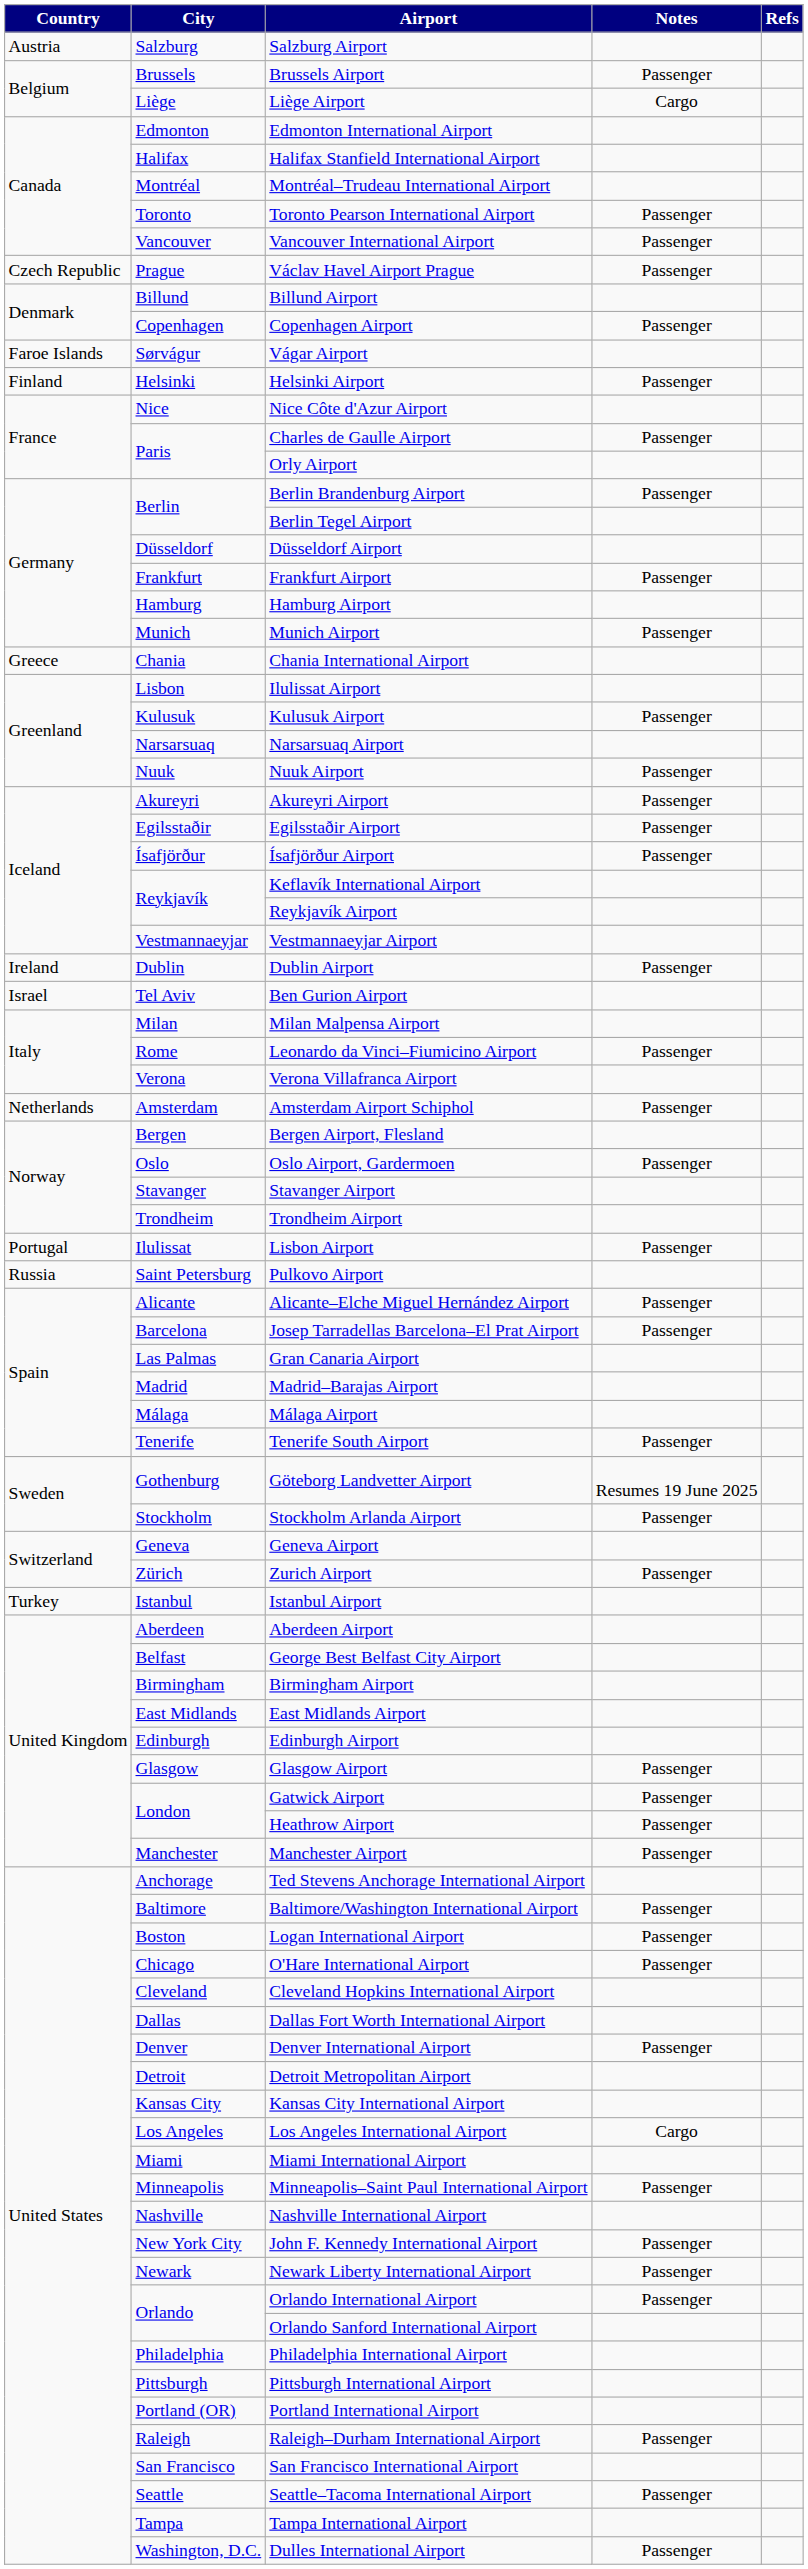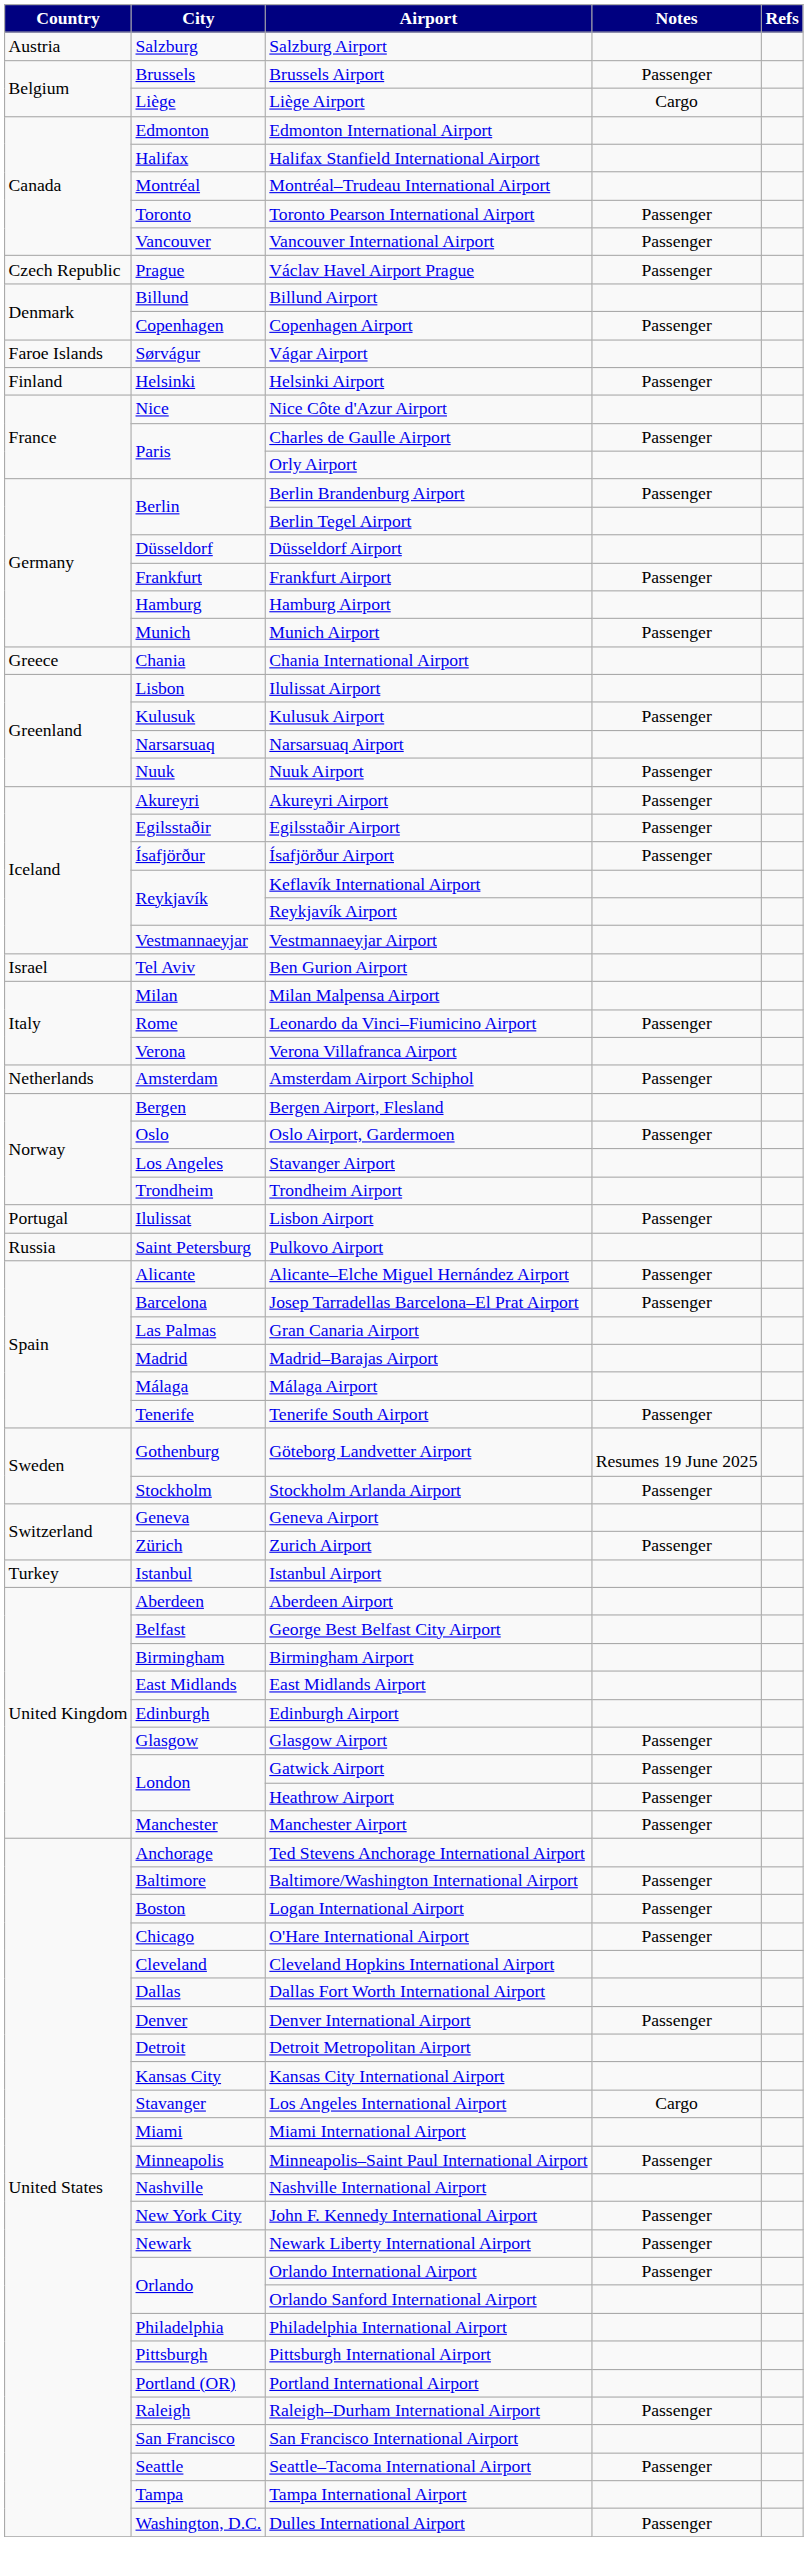- row: (321, 967)
(171, 1190) Stavanger -> (179, 1162) Los Angeles
(179, 2131) Los Angeles -> (171, 2103) Stavanger
